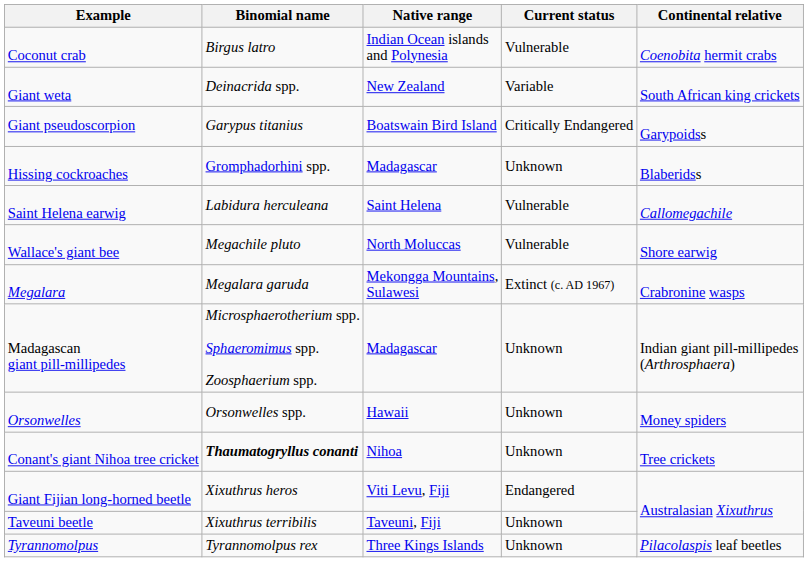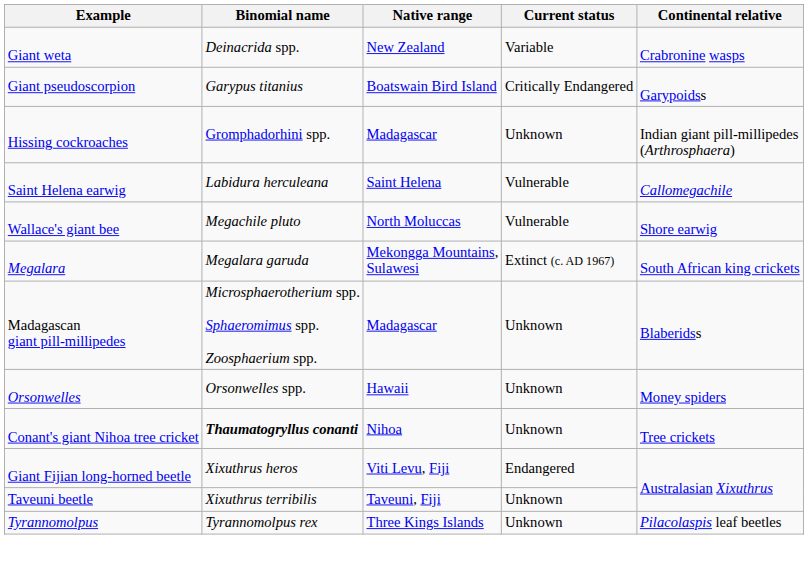- row: (47, 55)
(720, 94) South African king crickets -> (692, 55) Crabronine wasps
(671, 173) Blaberidss -> (719, 142) Indian giant pill-millipedes (Arthrosphaera)
(692, 292) Crabronine wasps -> (720, 269) South African king crickets
(719, 356) Indian giant pill-millipedes (Arthrosphaera) -> (671, 333) Blaberidss
